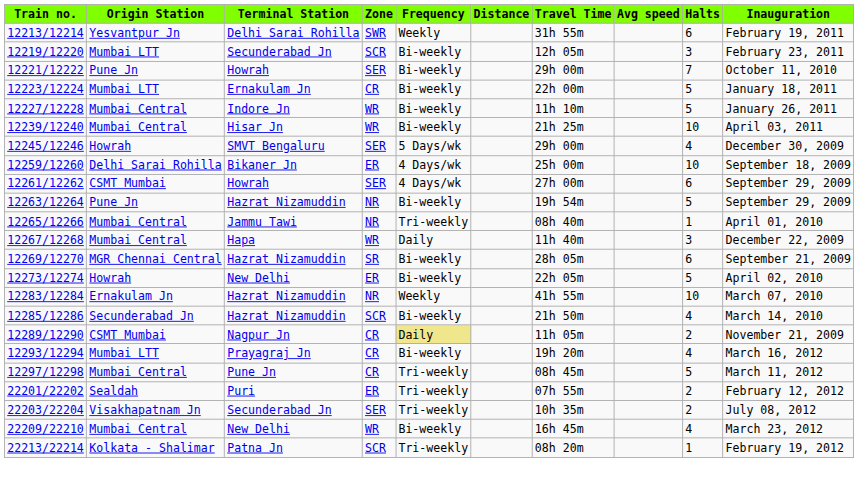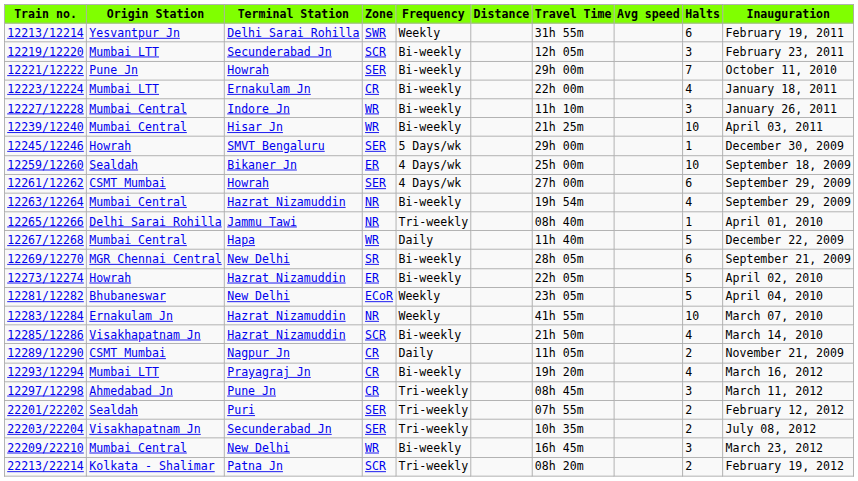(689, 89) 5 -> (689, 89) 4
(689, 108) 5 -> (689, 108) 3
(689, 146) 4 -> (689, 146) 1
(156, 165) Delhi Sarai Rohilla -> (114, 165) Sealdah
(114, 202) Pune Jn -> (138, 202) Mumbai Central
(689, 202) 5 -> (689, 202) 4
(138, 221) Mumbai Central -> (156, 221) Delhi Sarai Rohilla
(689, 240) 3 -> (689, 240) 5
(286, 259) Hazrat Nizamuddin -> (259, 259) New Delhi
(259, 278) New Delhi -> (286, 278) Hazrat Nizamuddin
+ row: (46, 297)
(142, 316) Secunderabad Jn -> (145, 334) Visakhapatnam Jn
(416, 334) khaki background -> (416, 353) no background
(138, 372) Mumbai Central -> (131, 391) Ahmedabad Jn
(689, 372) 5 -> (689, 391) 3
(372, 391) ER -> (376, 410) SER
(689, 429) 4 -> (689, 448) 3
(689, 448) 1 -> (689, 466) 2
